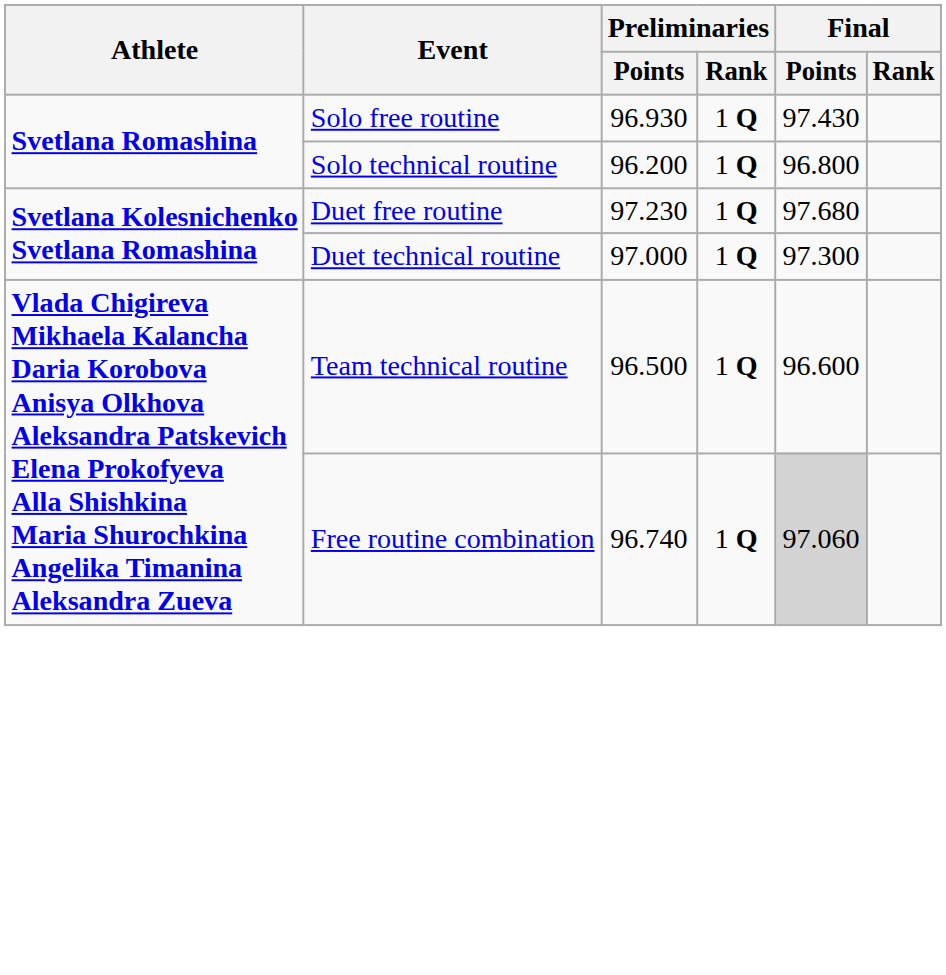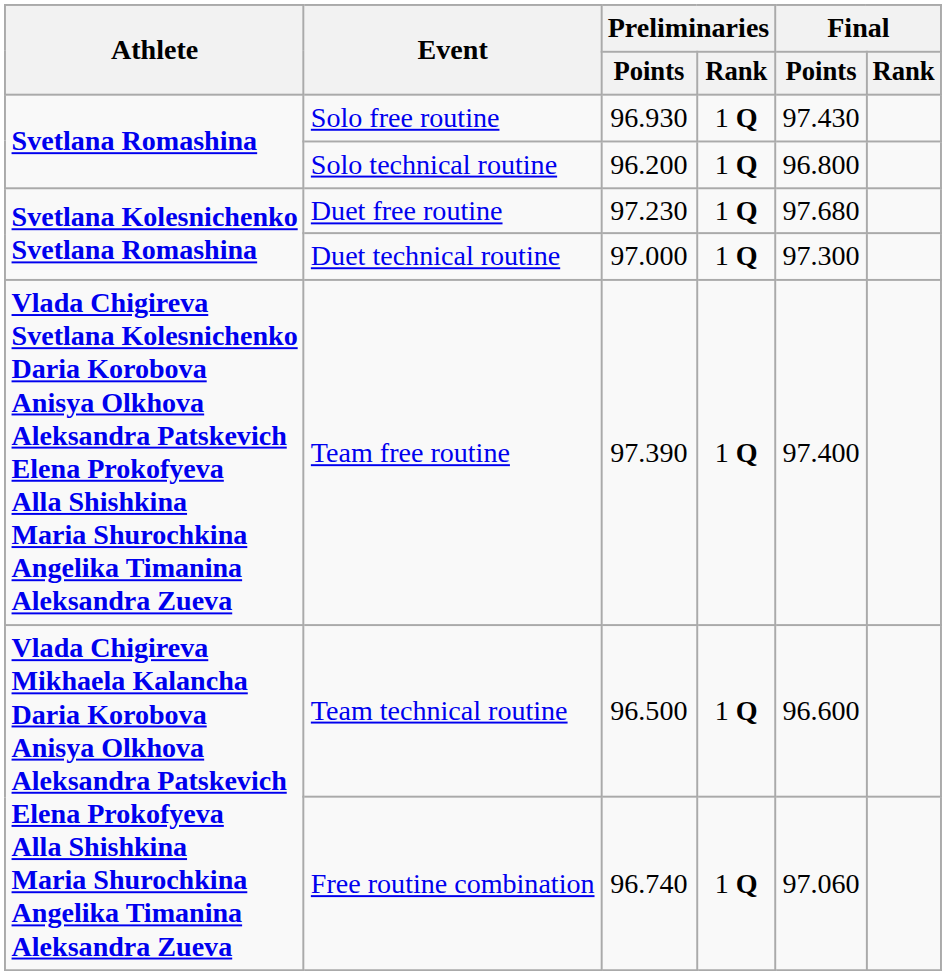+ row: (410, 452)
(821, 538) lightgrey background -> (821, 883) no background
